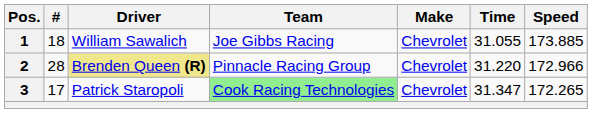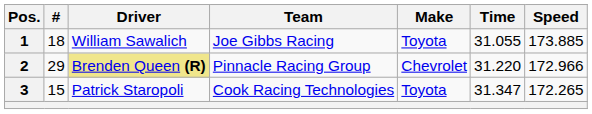(434, 41) Chevrolet -> (424, 41) Toyota
(56, 65) 28 -> (56, 65) 29
(56, 90) 17 -> (56, 90) 15
(304, 90) lightgreen background -> (304, 90) no background
(434, 90) Chevrolet -> (424, 90) Toyota
